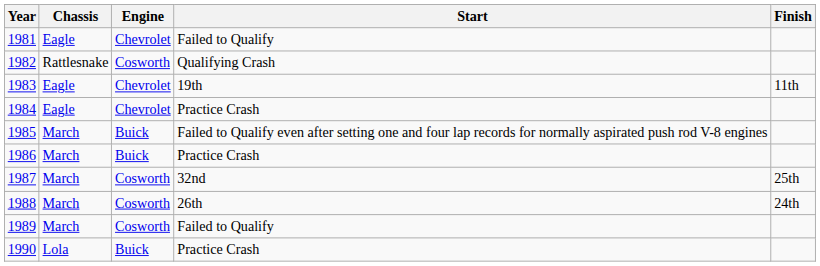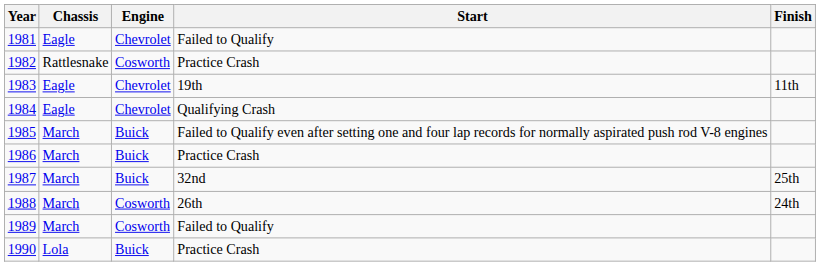(226, 62) Qualifying Crash -> (218, 62) Practice Crash
(218, 109) Practice Crash -> (226, 109) Qualifying Crash
(143, 179) Cosworth -> (132, 179) Buick
